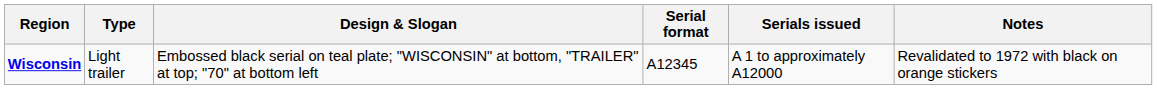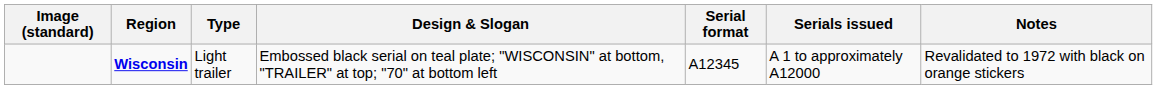+ column: (58, 24)
